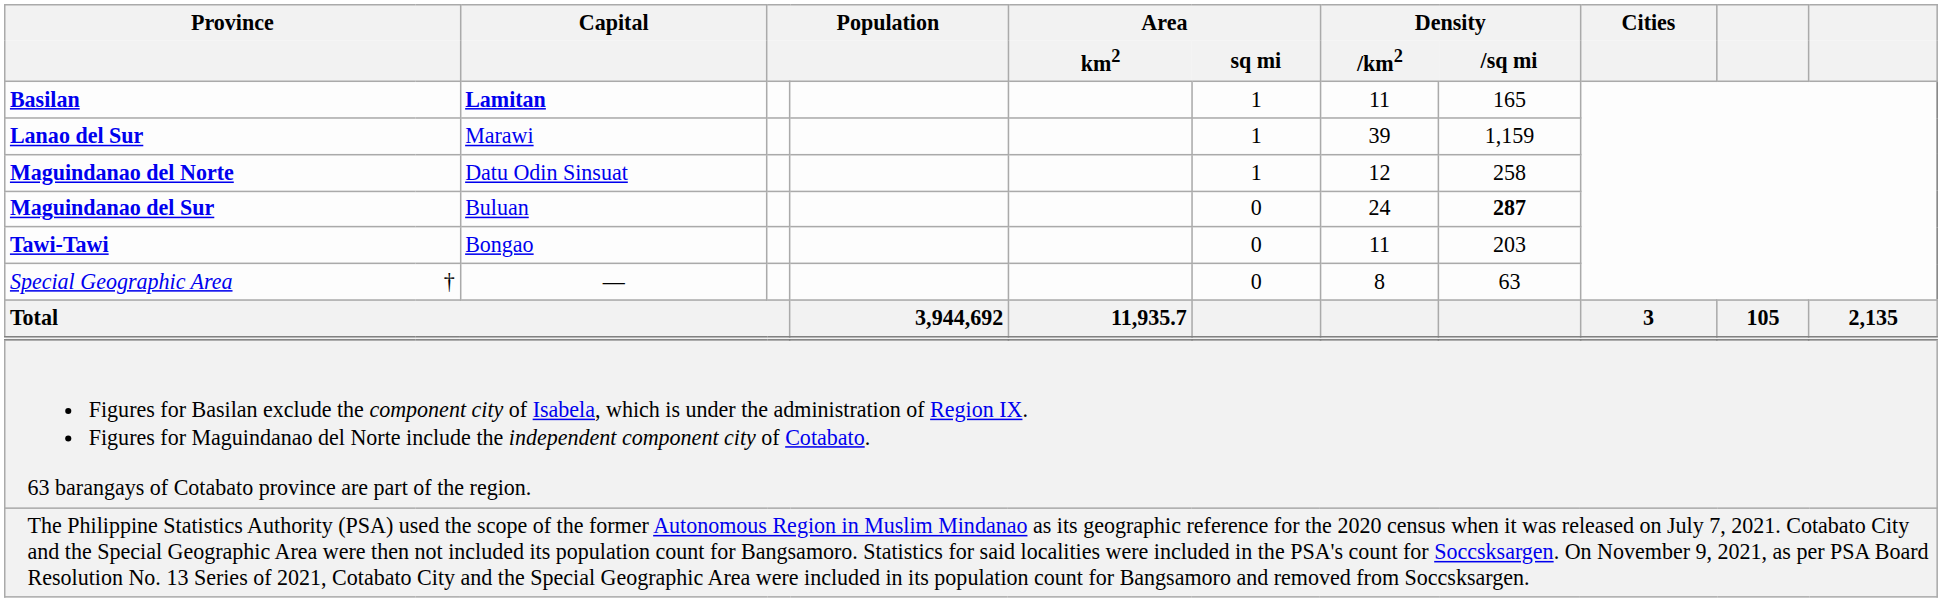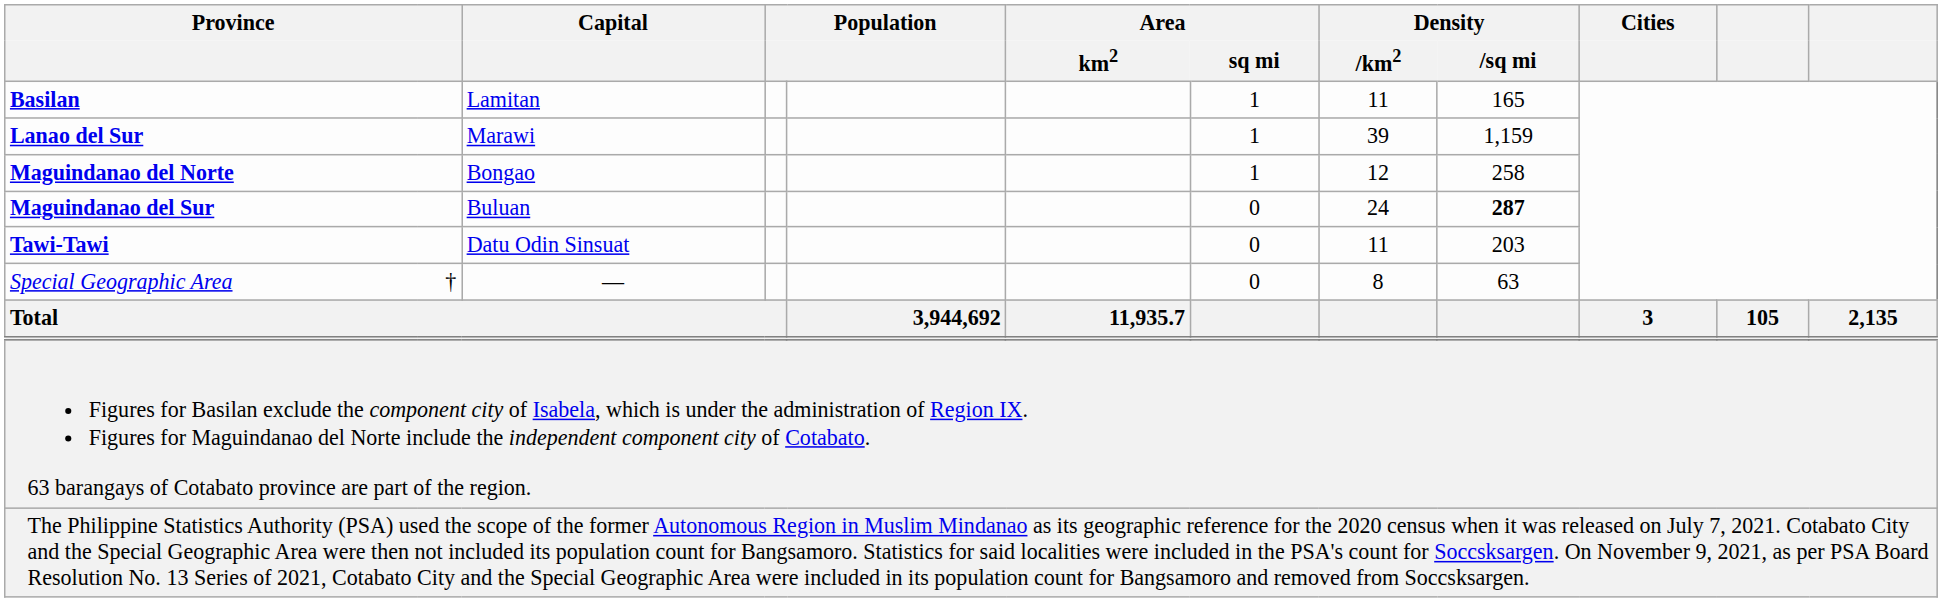(506, 99) bold -> (503, 99) normal
(546, 172) Datu Odin Sinsuat -> (501, 172) Bongao
(499, 244) Bongao -> (548, 244) Datu Odin Sinsuat
